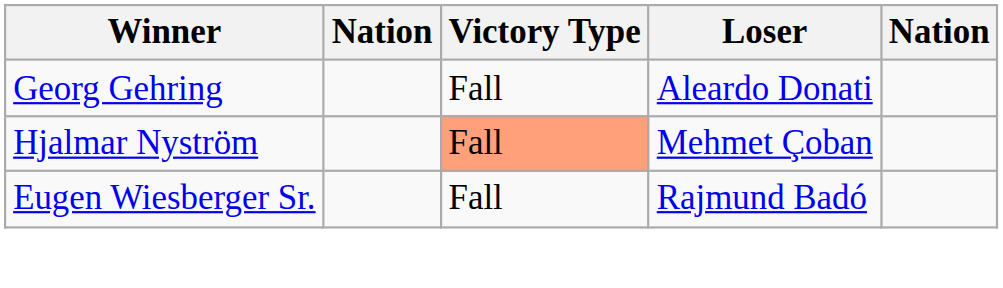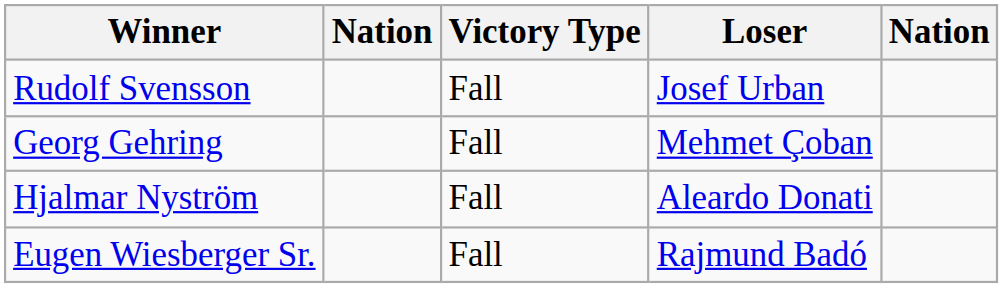+ row: (132, 87)
(765, 87) Aleardo Donati -> (765, 142) Mehmet Çoban
(476, 142) lightsalmon background -> (476, 198) no background
(765, 142) Mehmet Çoban -> (765, 198) Aleardo Donati
